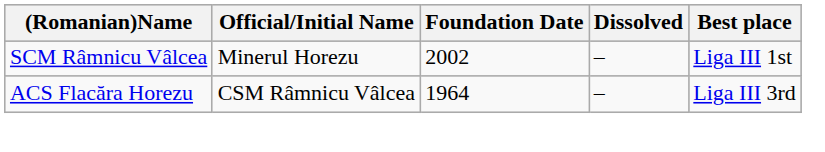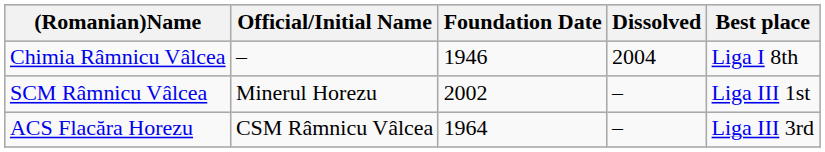+ row: (118, 57)
